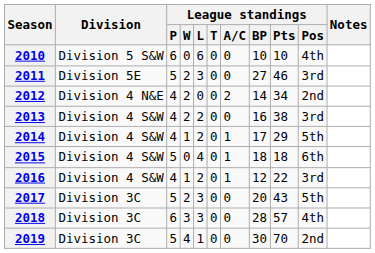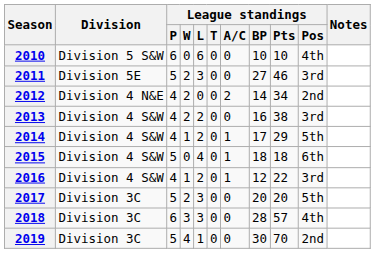(280, 198) 43 -> (280, 198) 20
